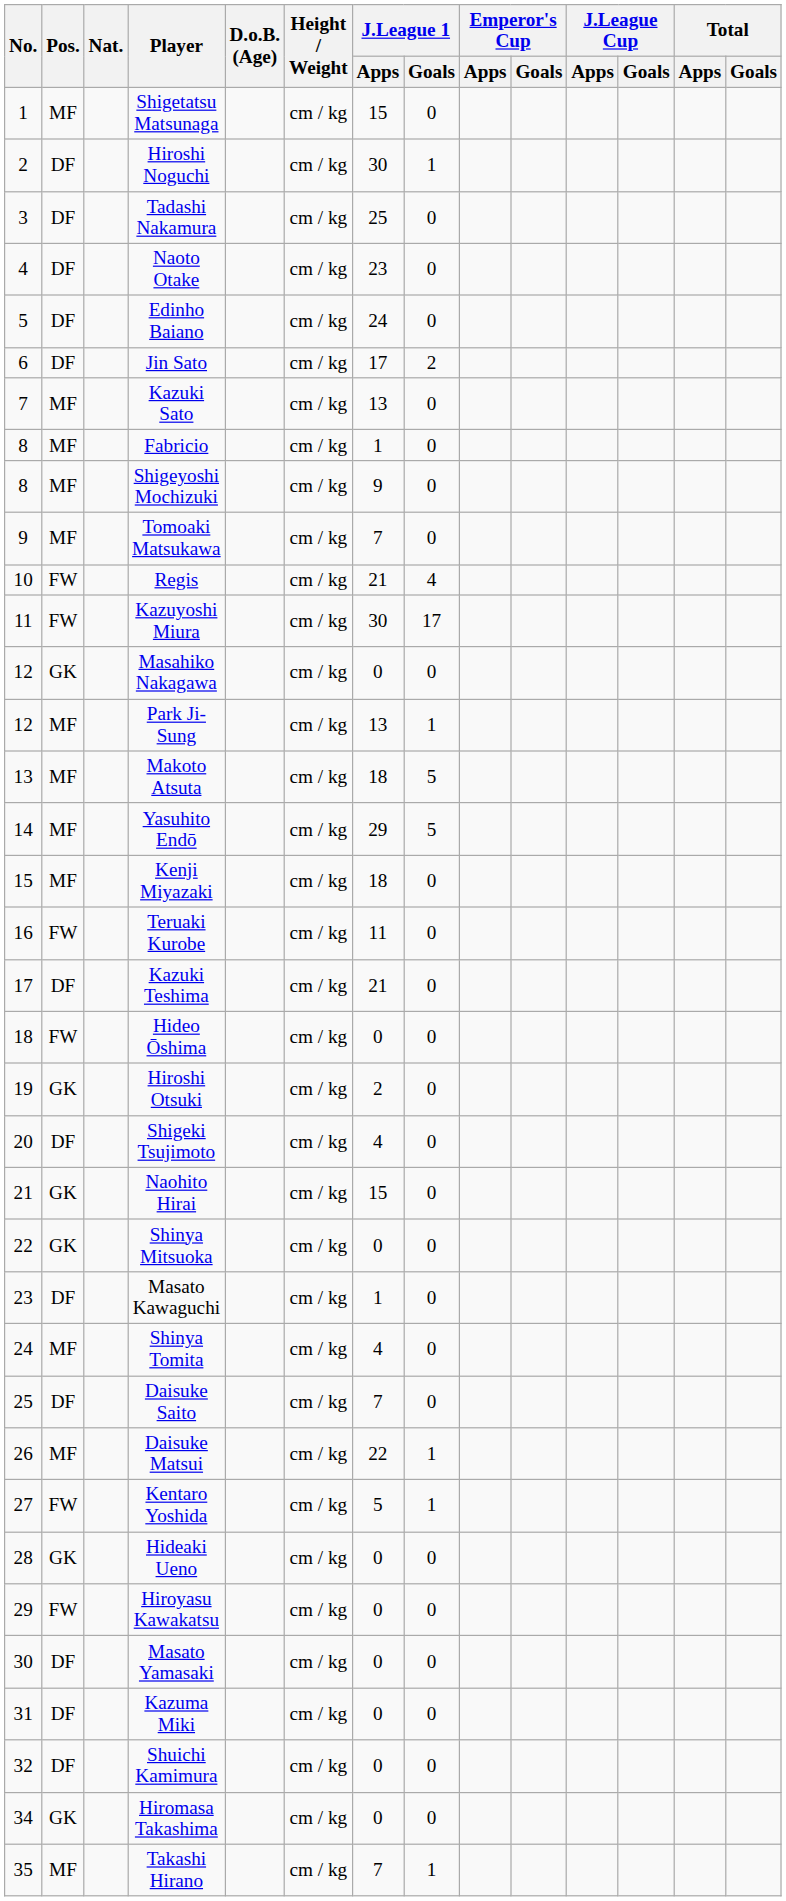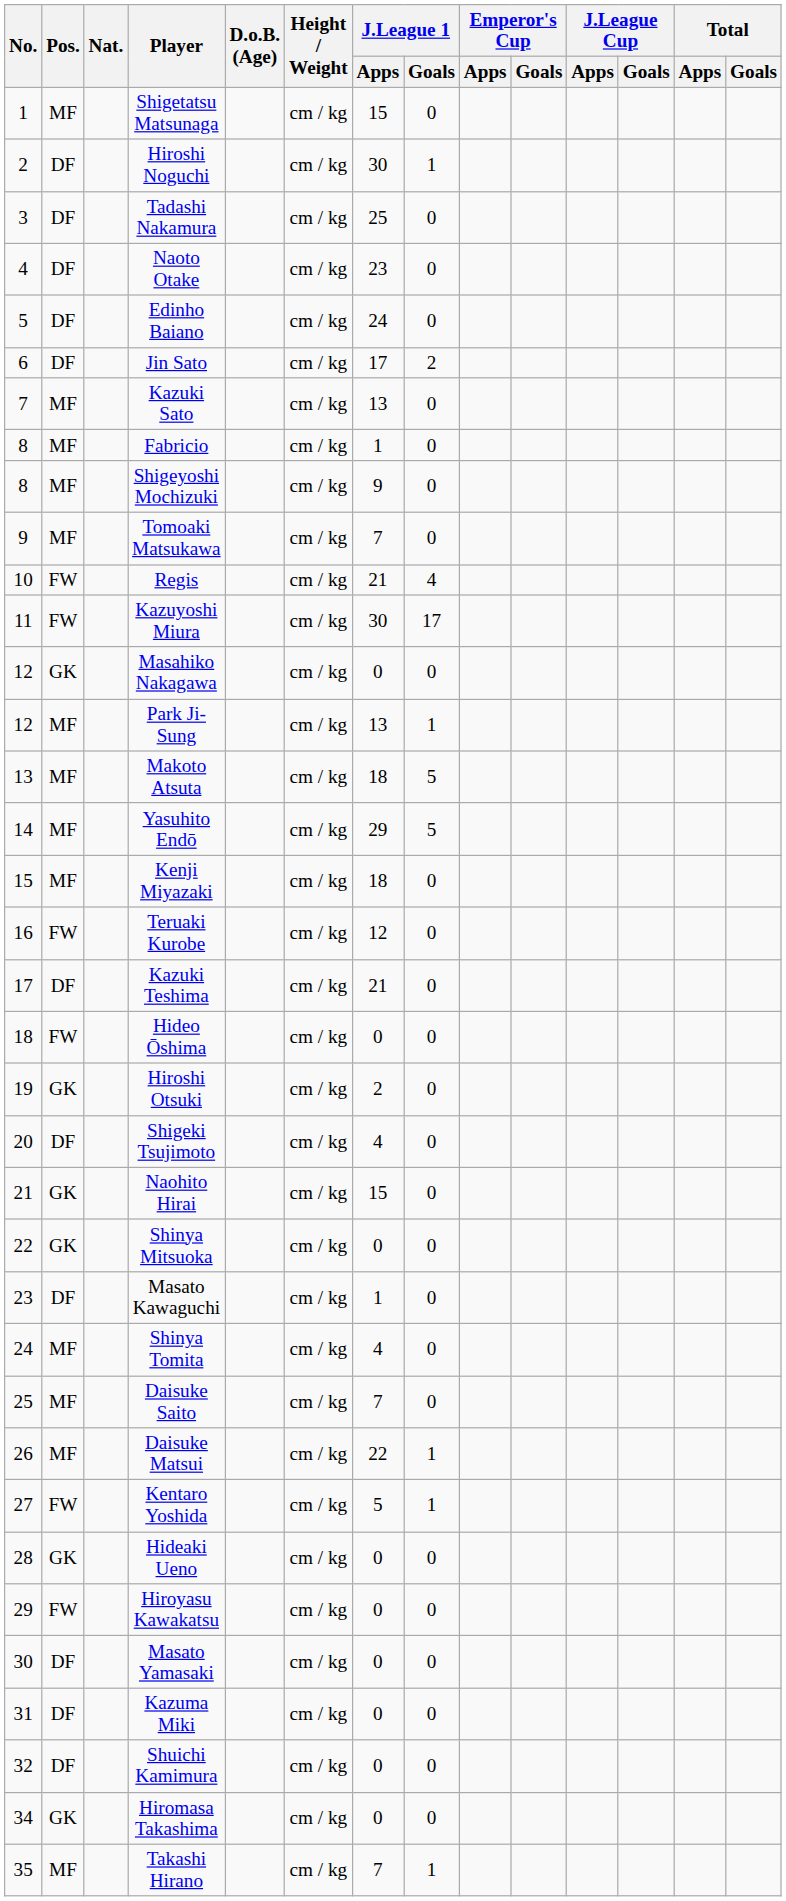(378, 933) 11 -> (378, 933) 12
(63, 1401) DF -> (63, 1401) MF
